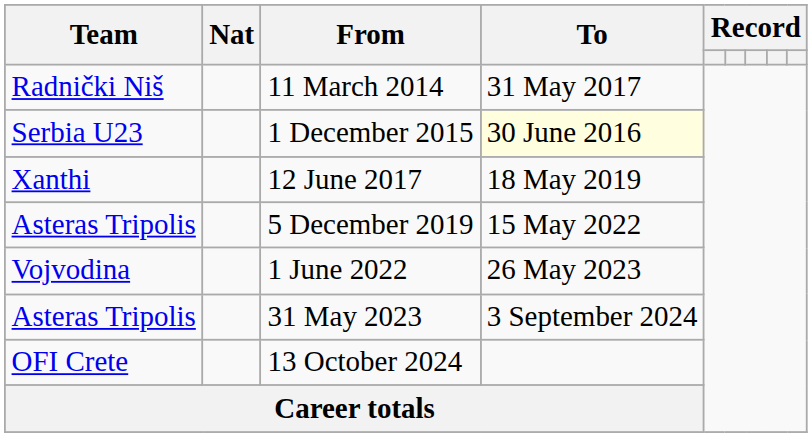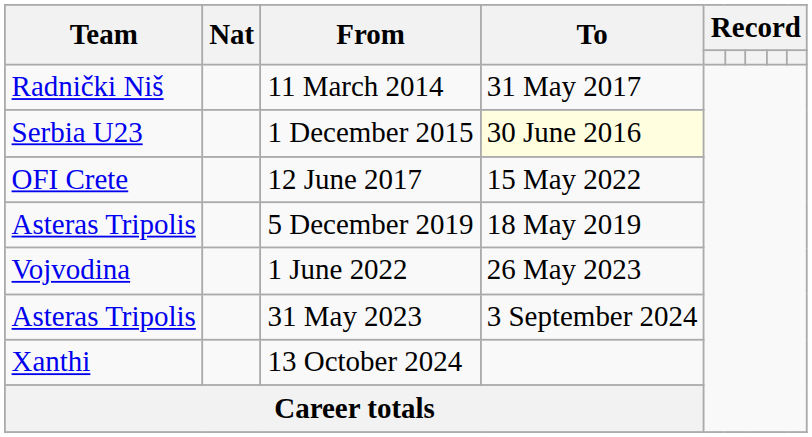(51, 178) Xanthi -> (70, 178) OFI Crete
(564, 178) 18 May 2019 -> (564, 178) 15 May 2022
(564, 224) 15 May 2022 -> (564, 224) 18 May 2019
(70, 362) OFI Crete -> (51, 362) Xanthi
